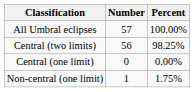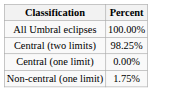- column: (126, 12)
